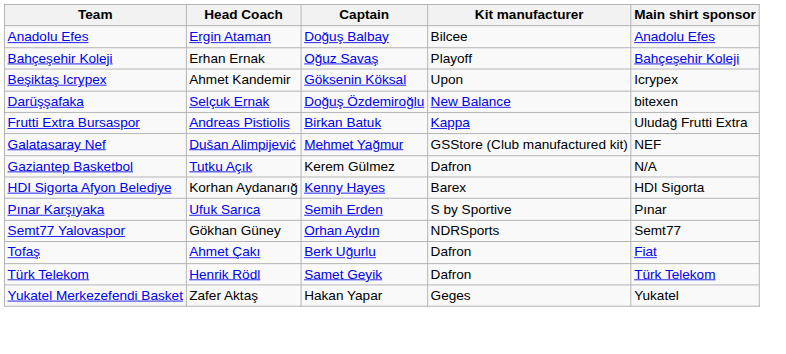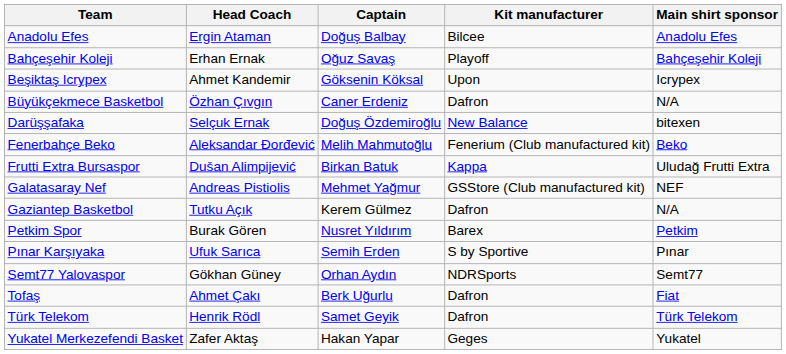+ row: (85, 101)
+ row: (61, 144)
(239, 123) Andreas Pistiolis -> (243, 166) Dušan Alimpijević
(243, 144) Dušan Alimpijević -> (239, 187) Andreas Pistiolis
- row: (90, 187)
+ row: (45, 230)
